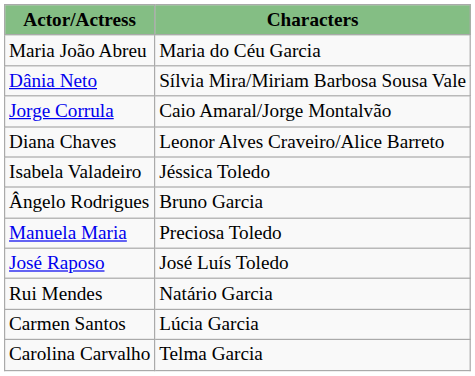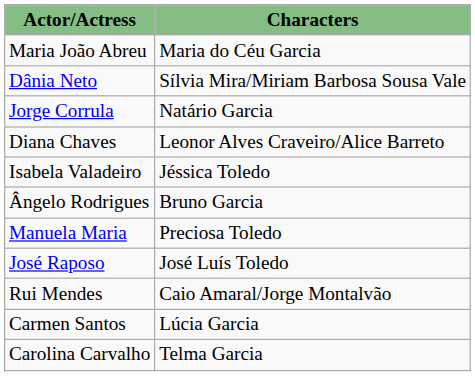(275, 111) Caio Amaral/Jorge Montalvão -> (216, 111) Natário Garcia
(216, 293) Natário Garcia -> (275, 293) Caio Amaral/Jorge Montalvão
